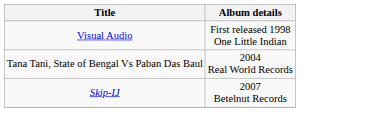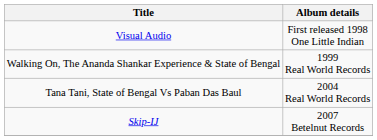+ row: (143, 64)
